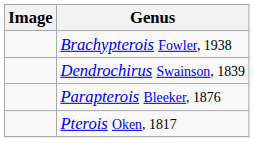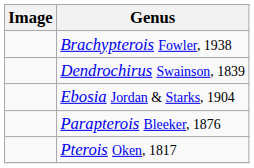+ row: (148, 96)
